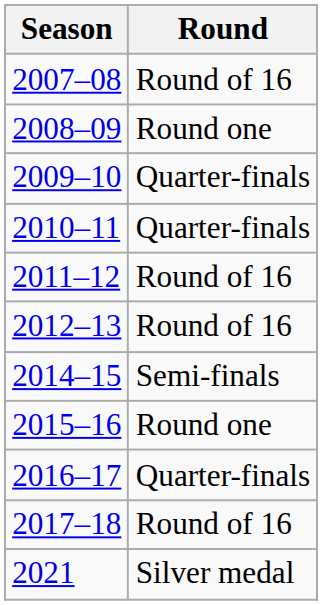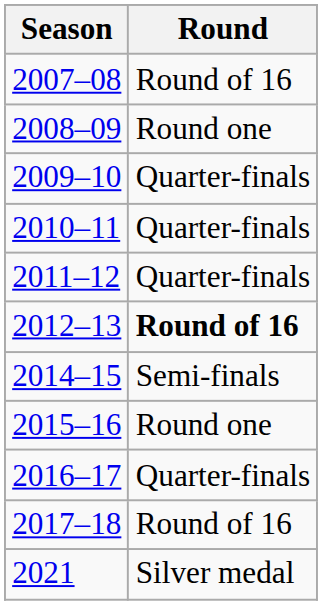(214, 276) Round of 16 -> (223, 276) Quarter-finals
(214, 326) normal -> (217, 326) bold
